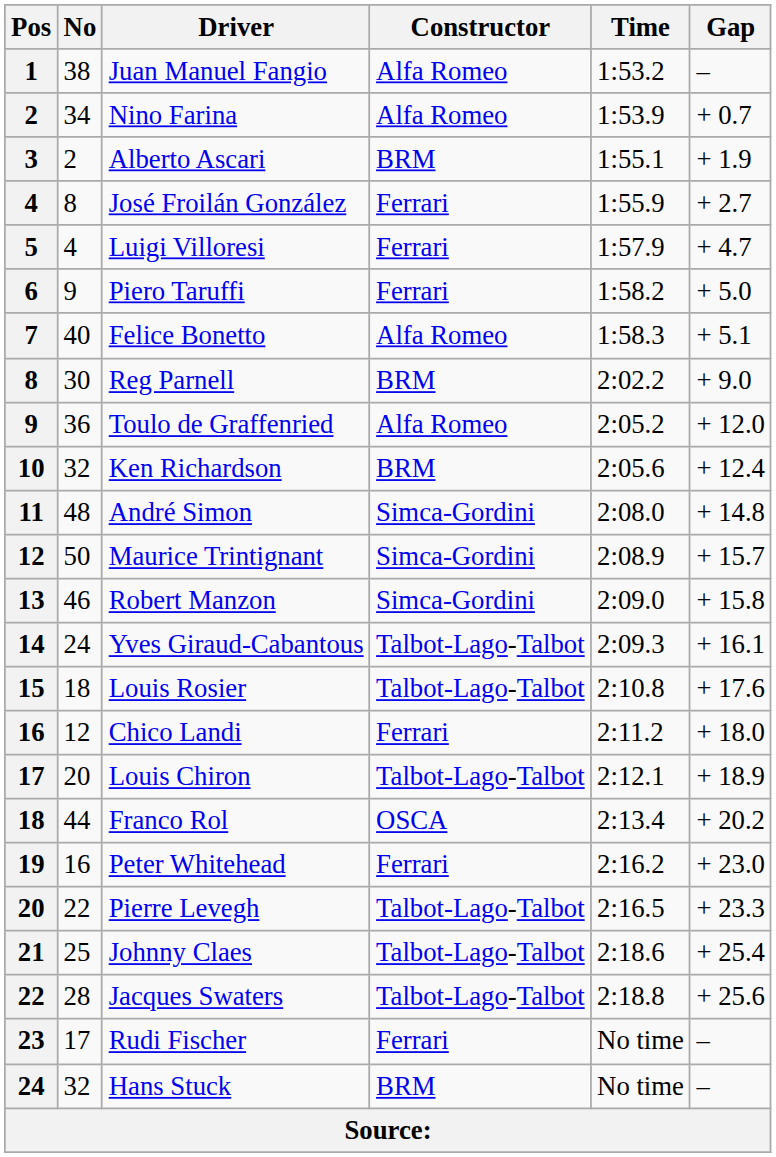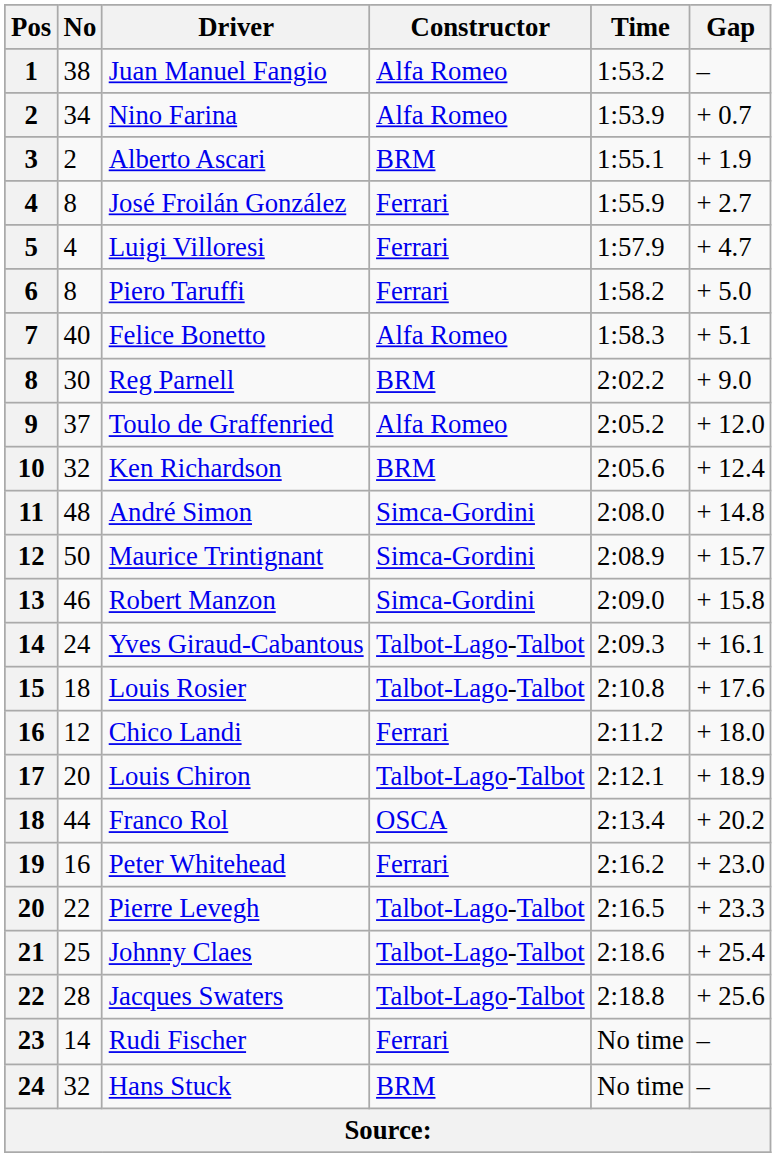(70, 291) 9 -> (70, 291) 8
(77, 423) 36 -> (77, 423) 37
(77, 1041) 17 -> (77, 1041) 14
